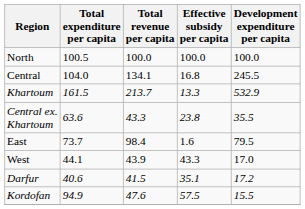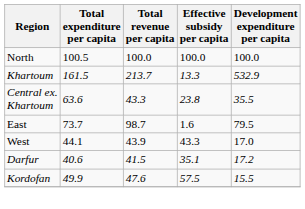- row: (24, 75)
(136, 141) 98.4 -> (136, 123) 98.7
(73, 195) 94.9 -> (73, 177) 49.9
